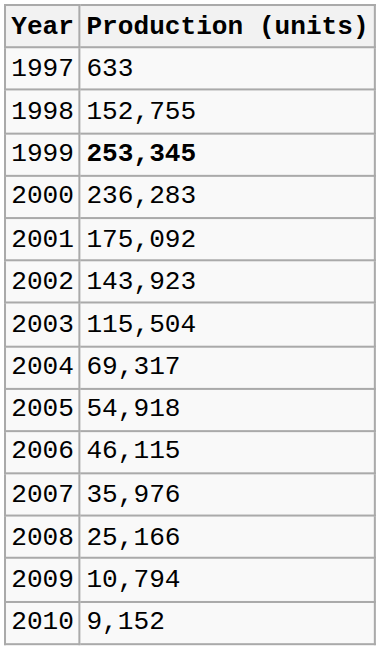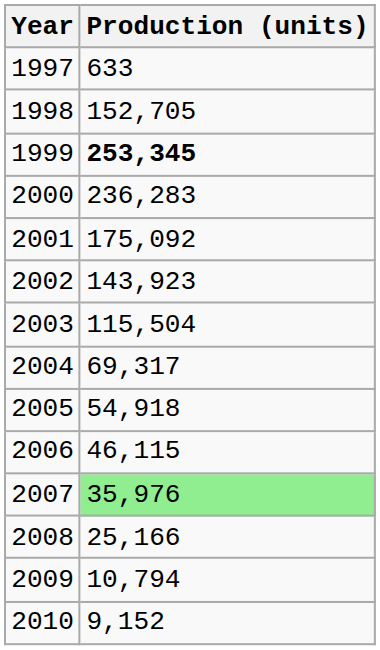(141, 111) 152,755 -> (141, 111) 152,705
(133, 495) no background -> (133, 495) lightgreen background
